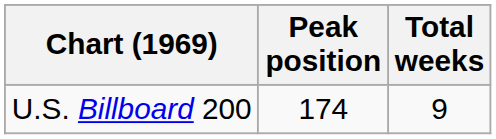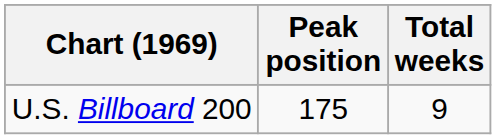(323, 108) 174 -> (323, 108) 175
